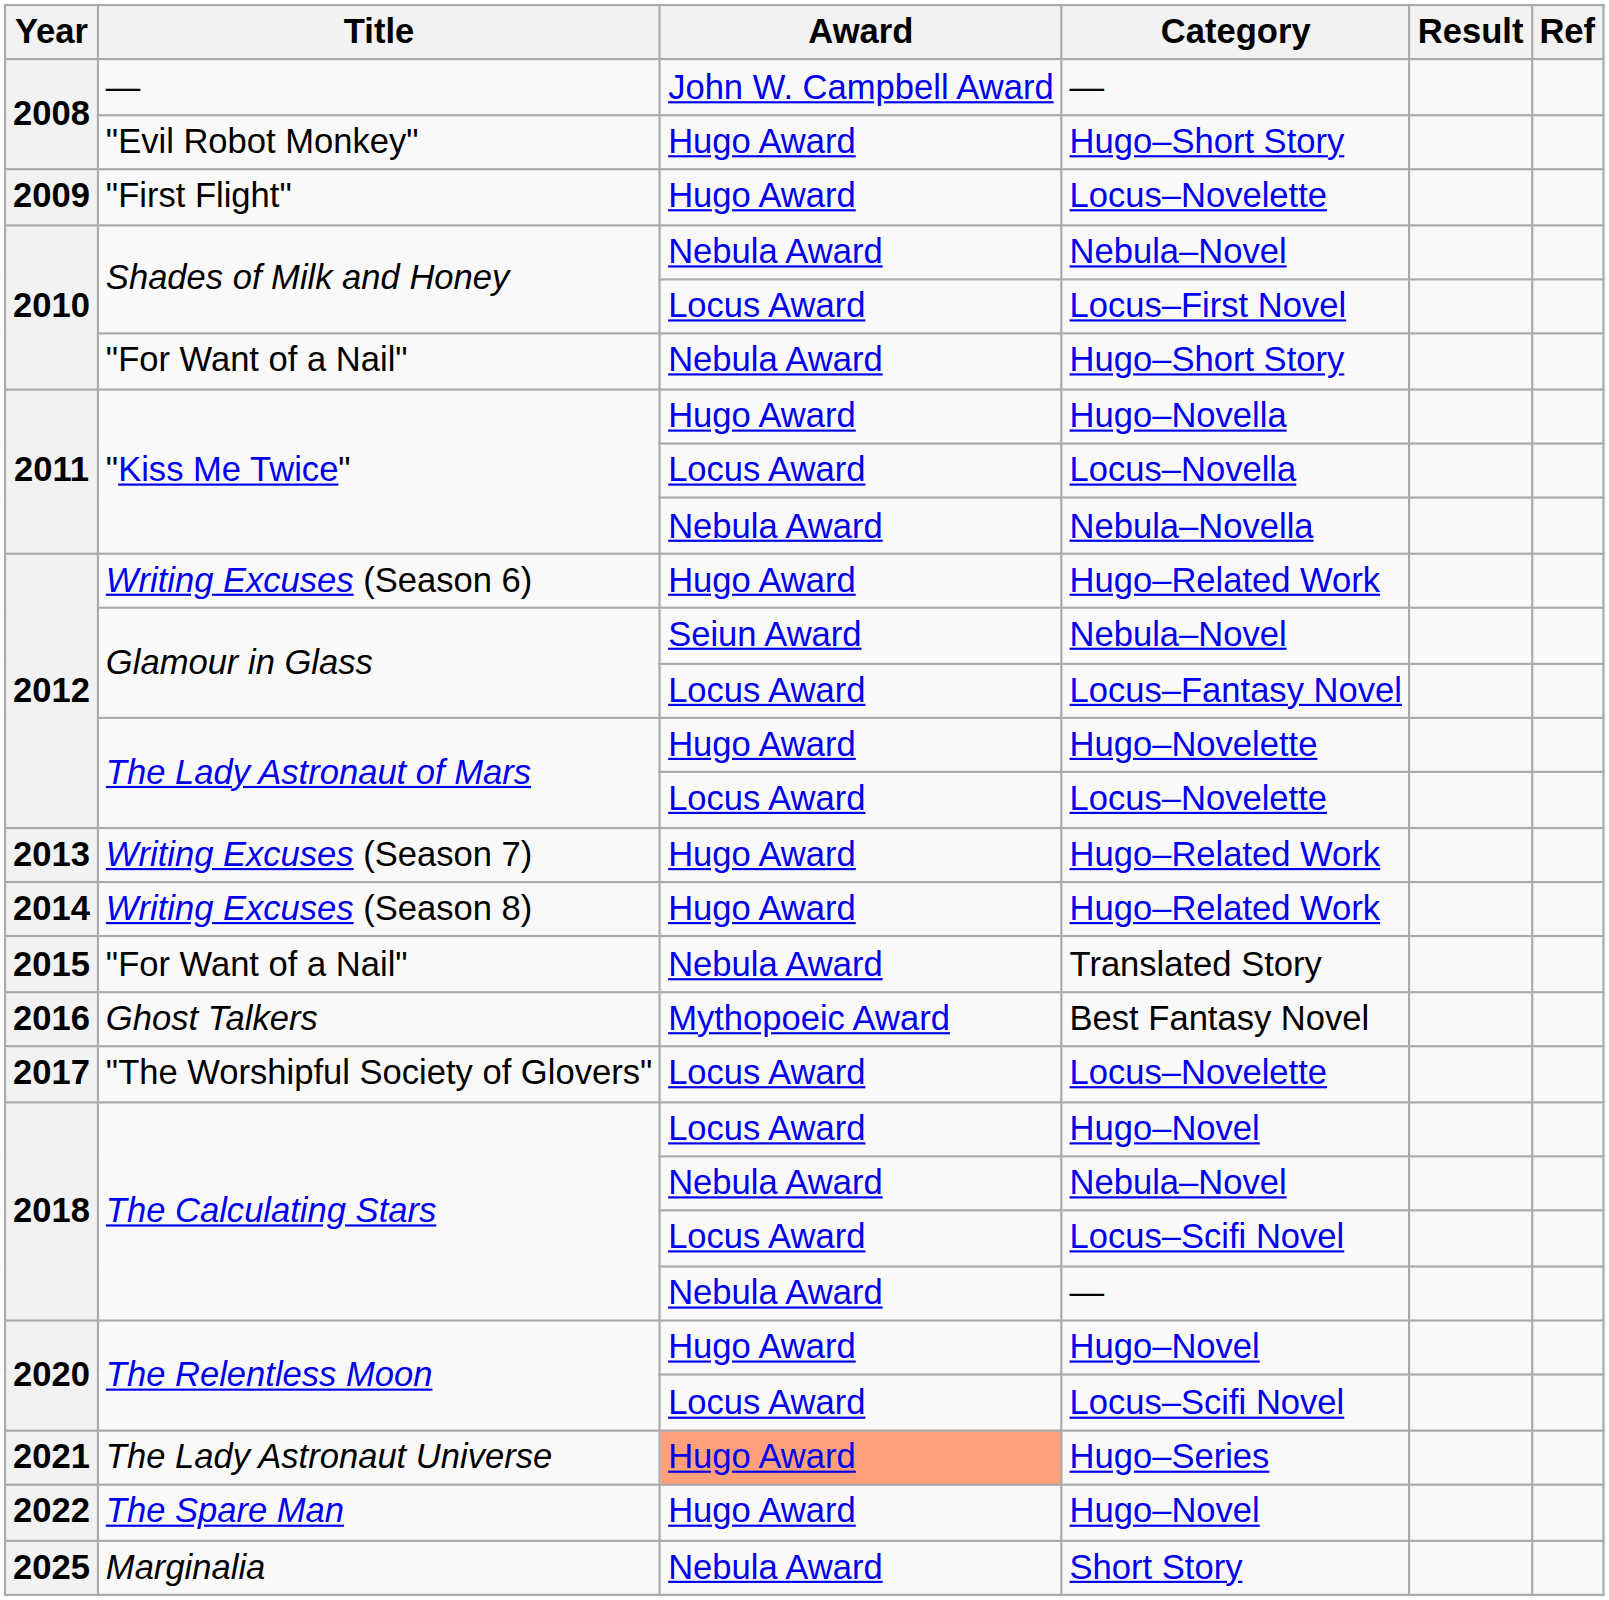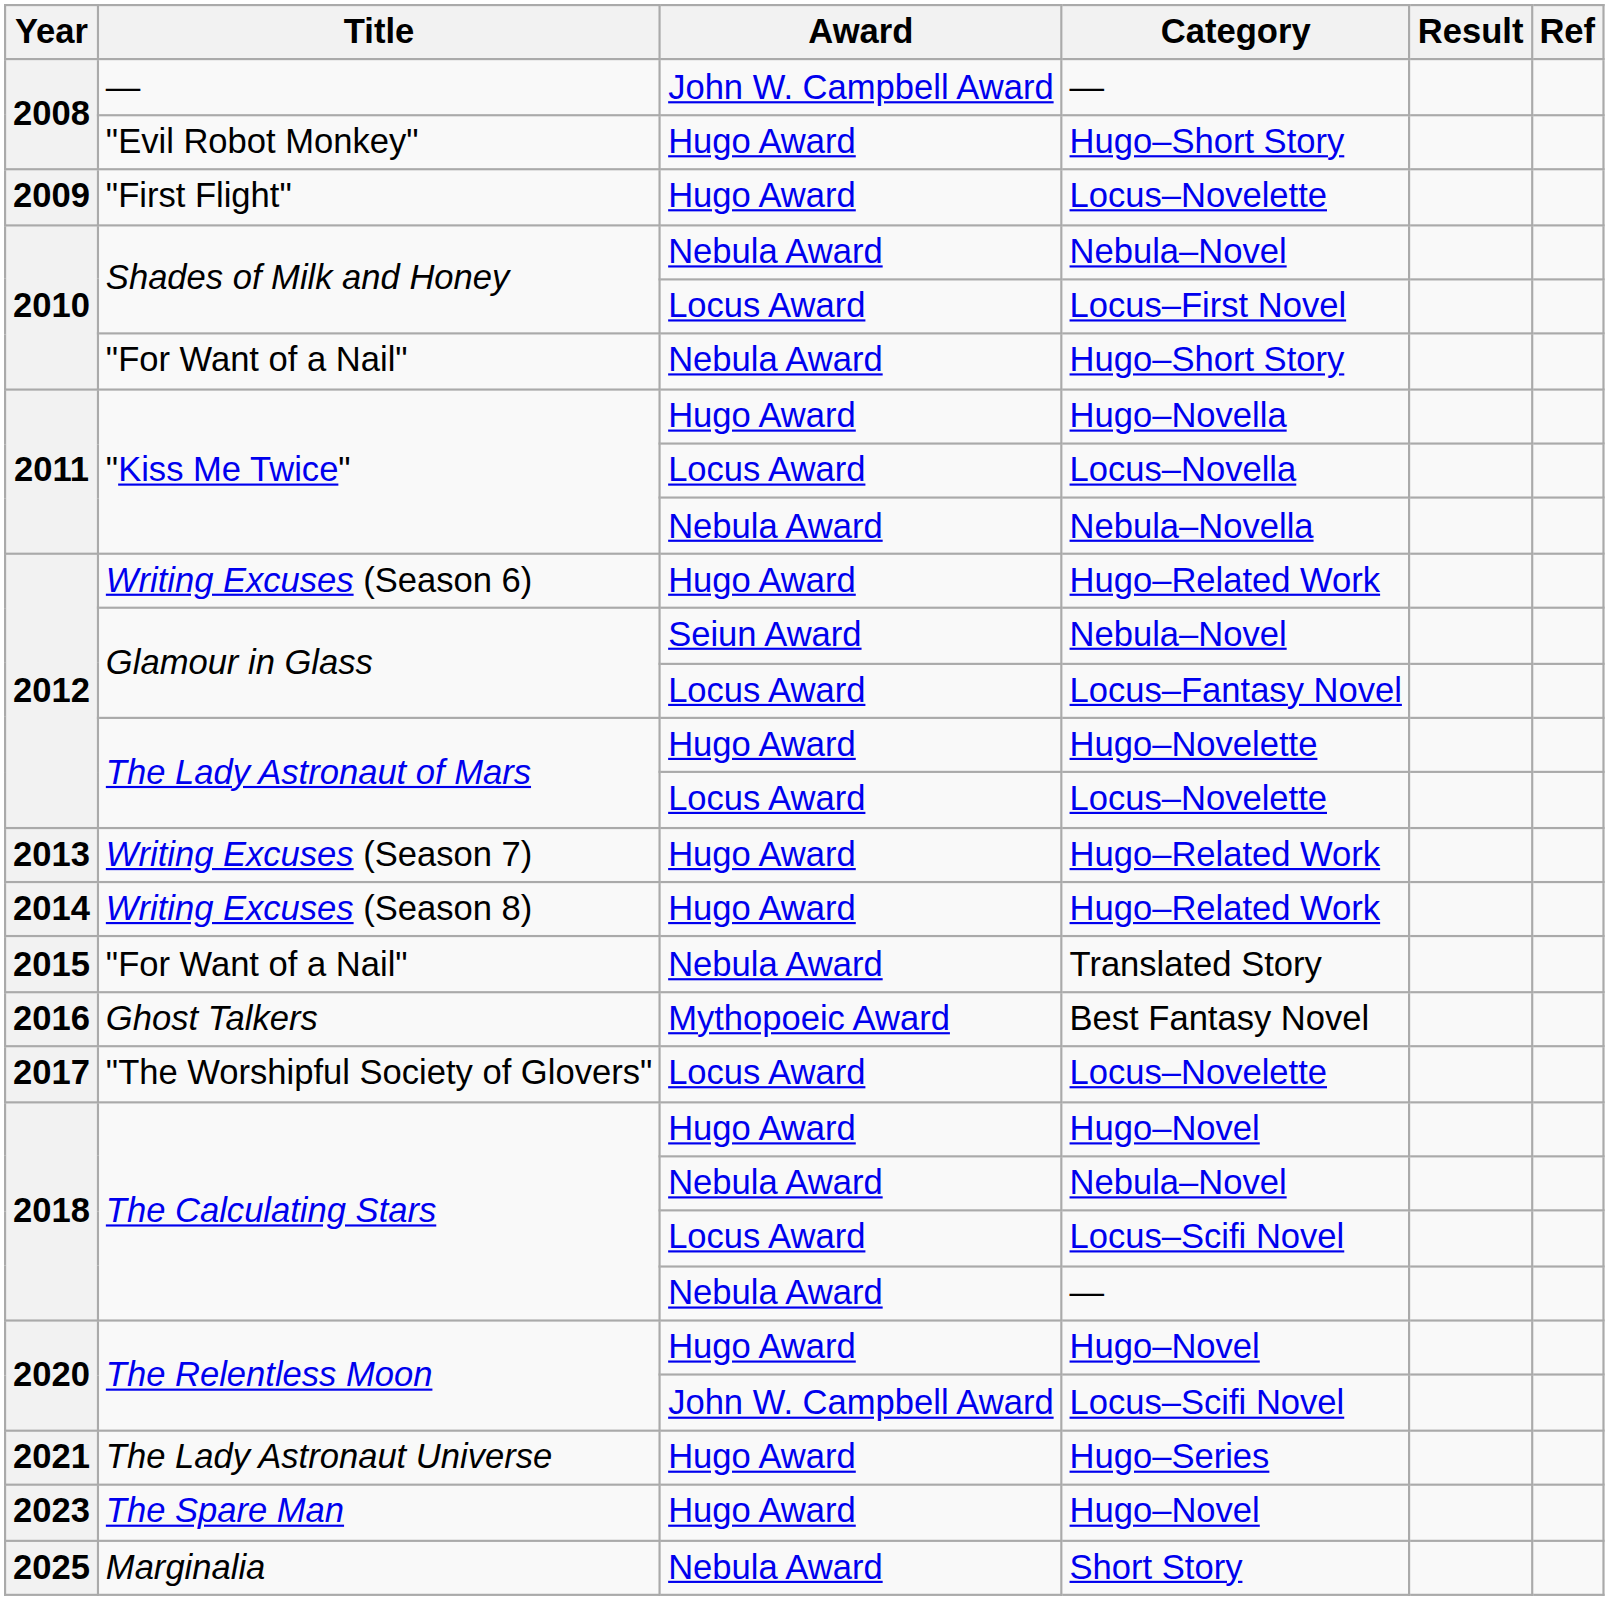(767, 1128) Locus Award -> (762, 1128) Hugo Award
(767, 1402) Locus Award -> (861, 1402) John W. Campbell Award
(762, 1456) lightsalmon background -> (762, 1456) no background
(51, 1511) 2022 -> (51, 1511) 2023
